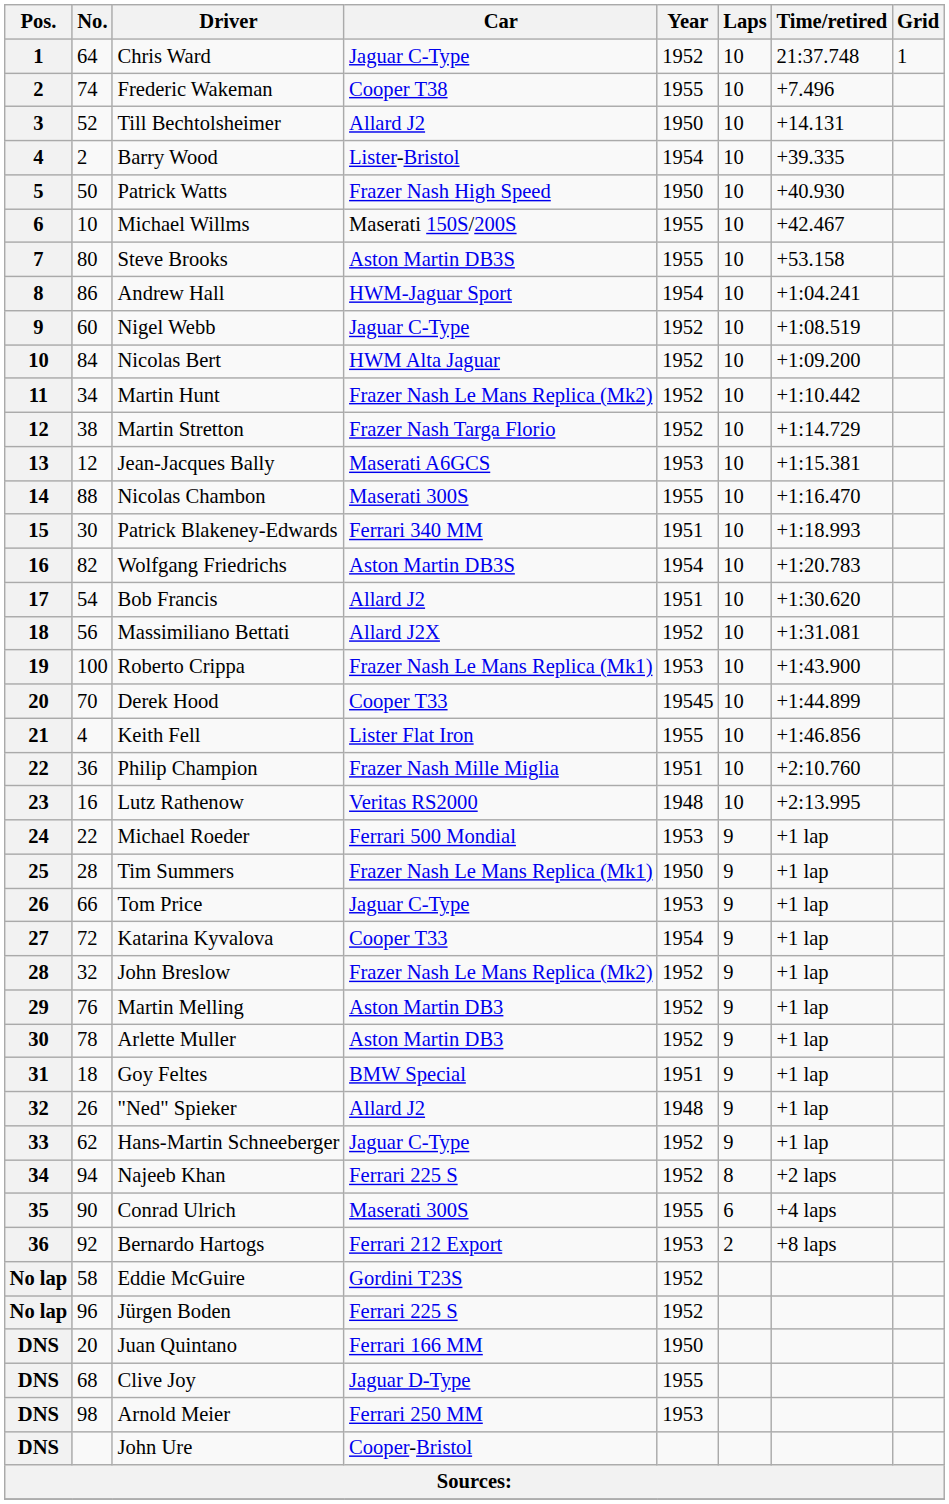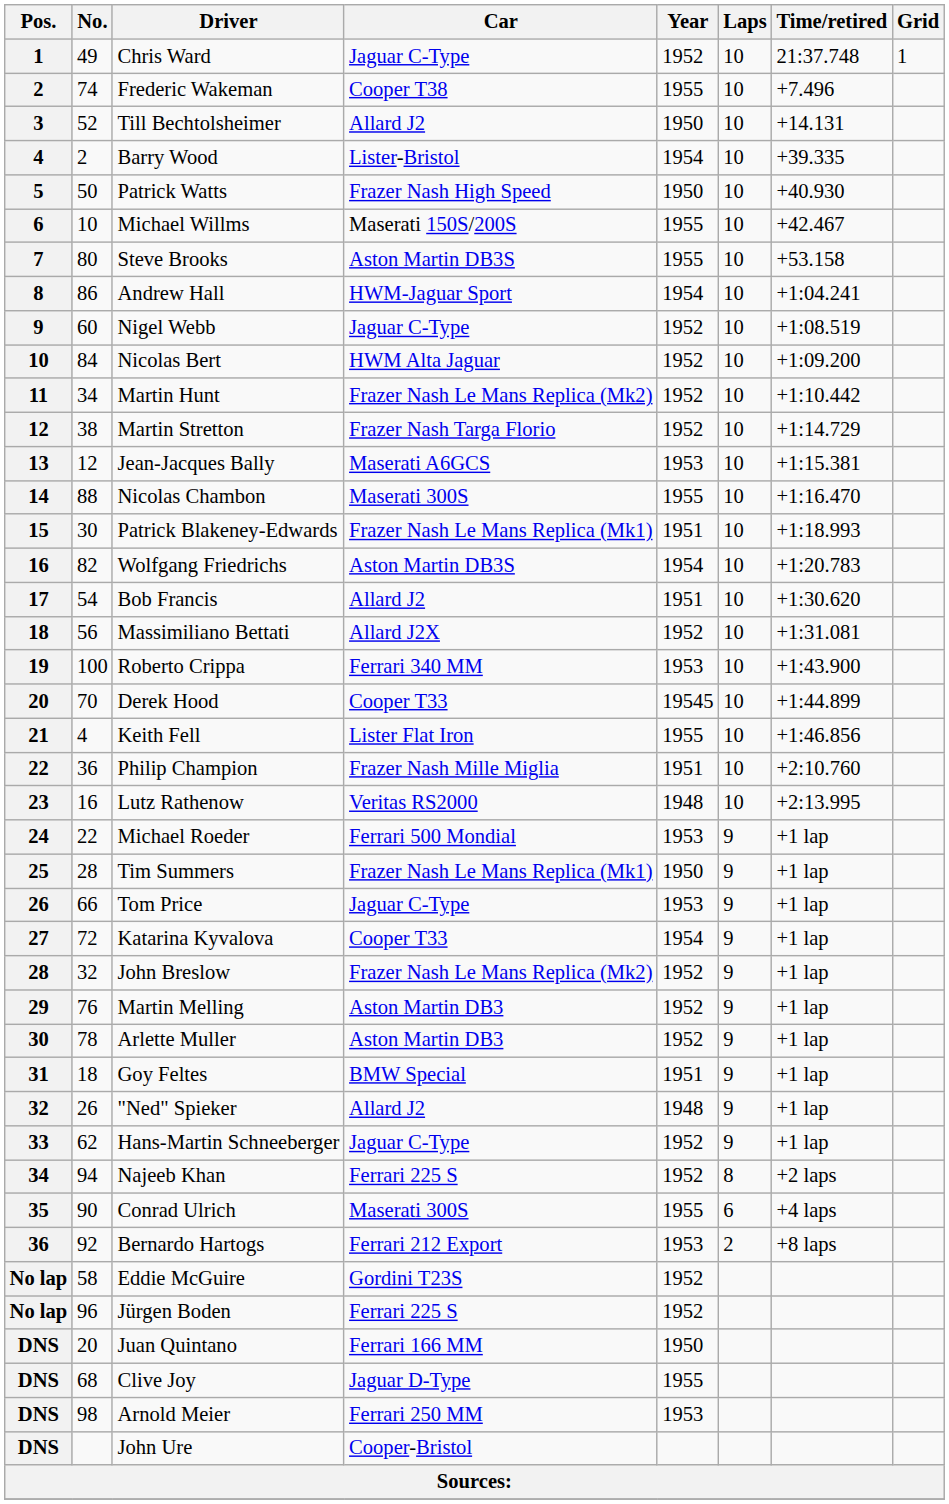(87, 55) 64 -> (87, 55) 49
(416, 531) Ferrari 340 MM -> (501, 531) Frazer Nash Le Mans Replica (Mk1)
(501, 667) Frazer Nash Le Mans Replica (Mk1) -> (416, 667) Ferrari 340 MM
